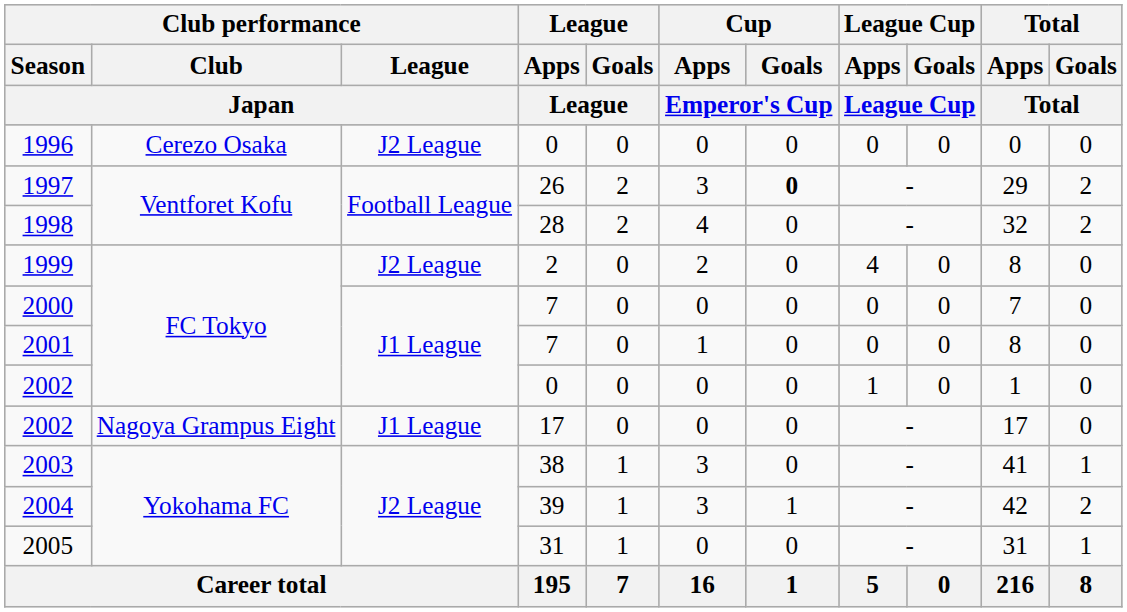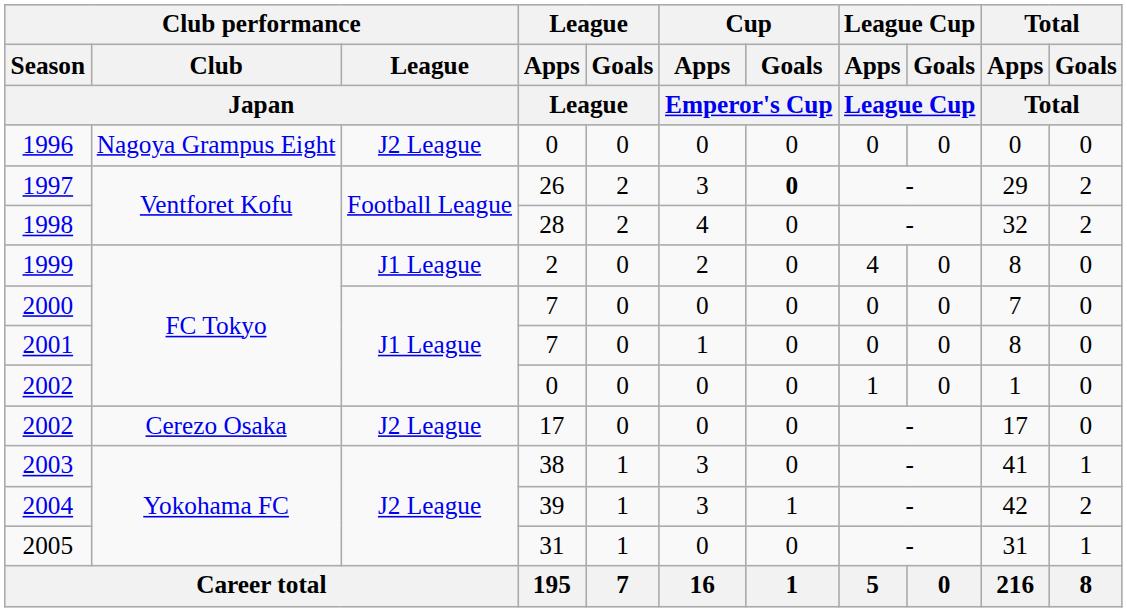(216, 144) Cerezo Osaka -> (216, 144) Nagoya Grampus Eight
(430, 265) J2 League -> (430, 265) J1 League
(216, 425) Nagoya Grampus Eight -> (216, 425) Cerezo Osaka
(430, 425) J1 League -> (430, 425) J2 League
